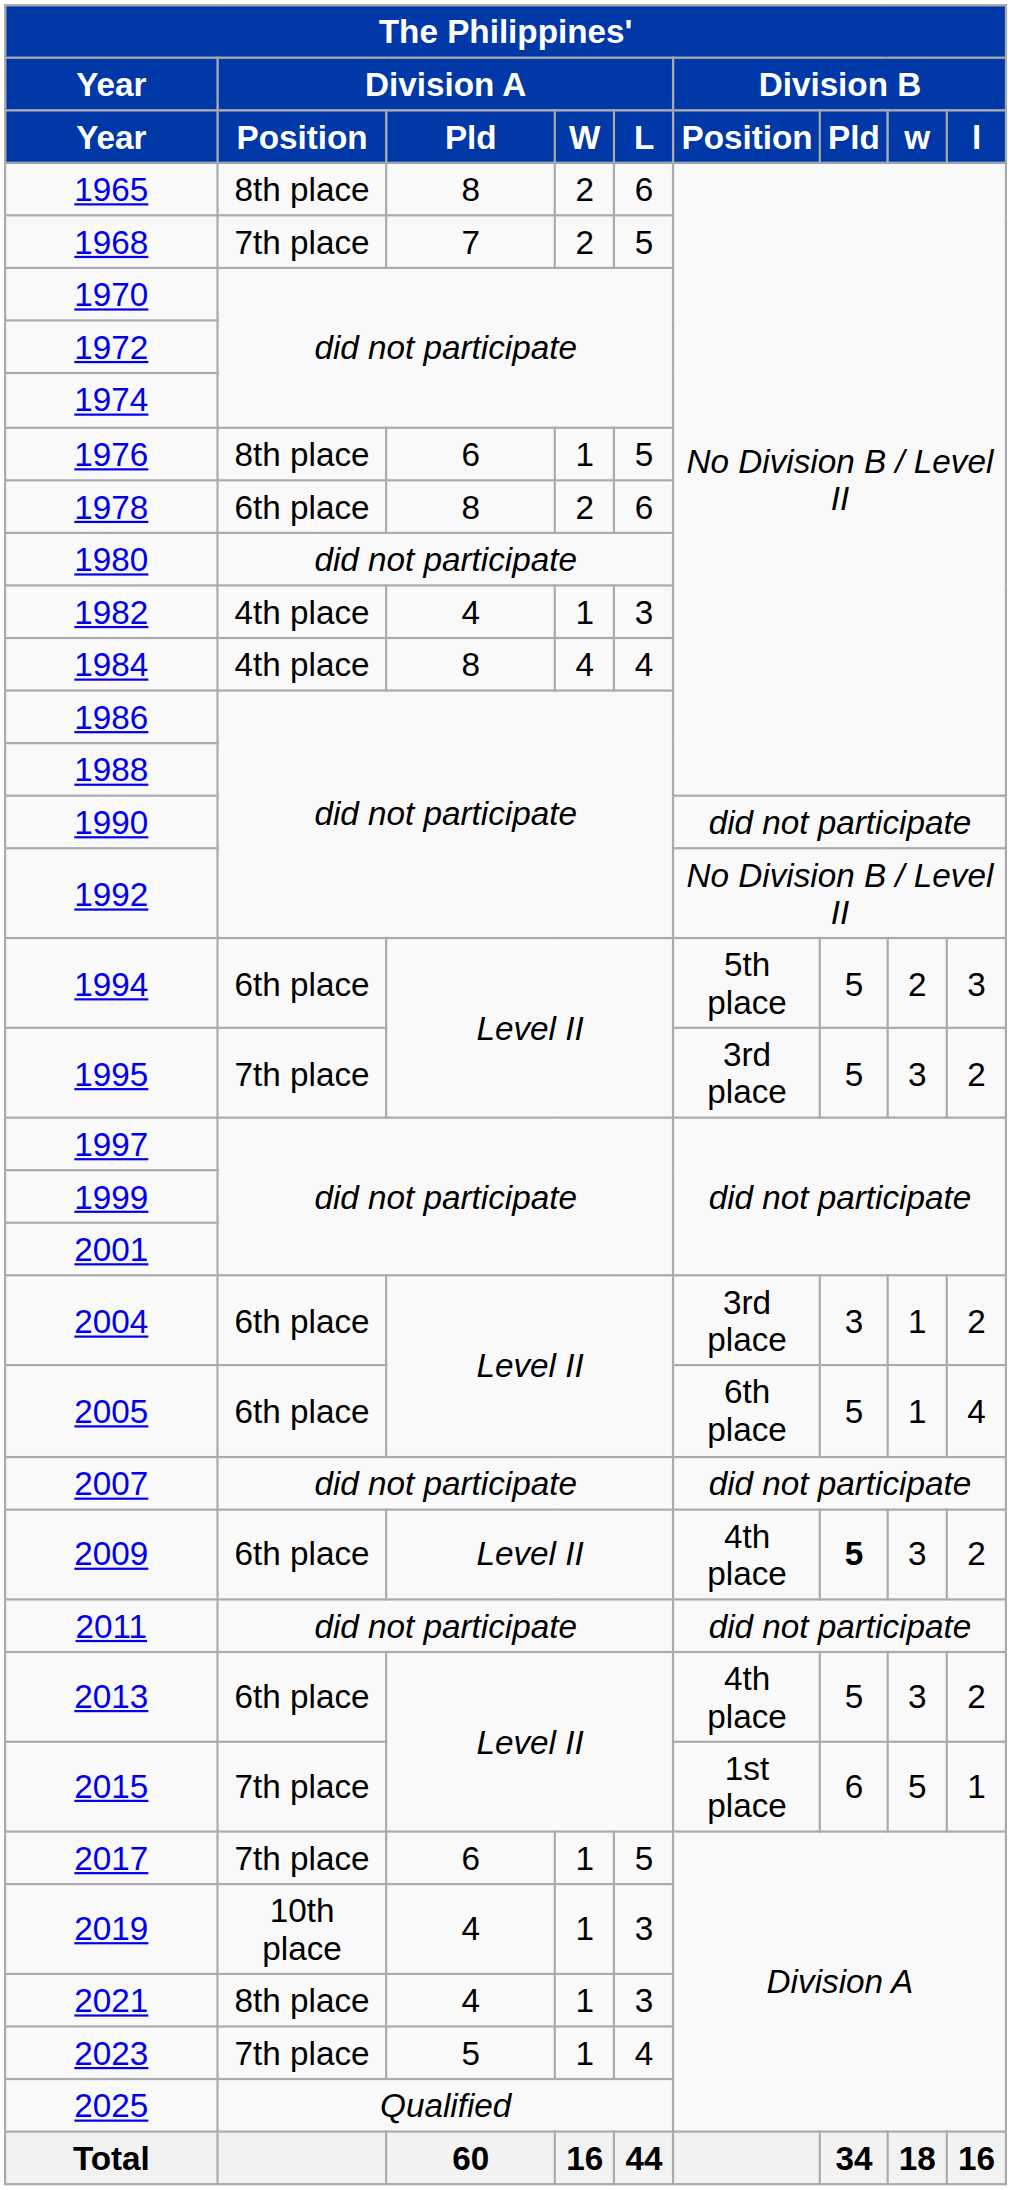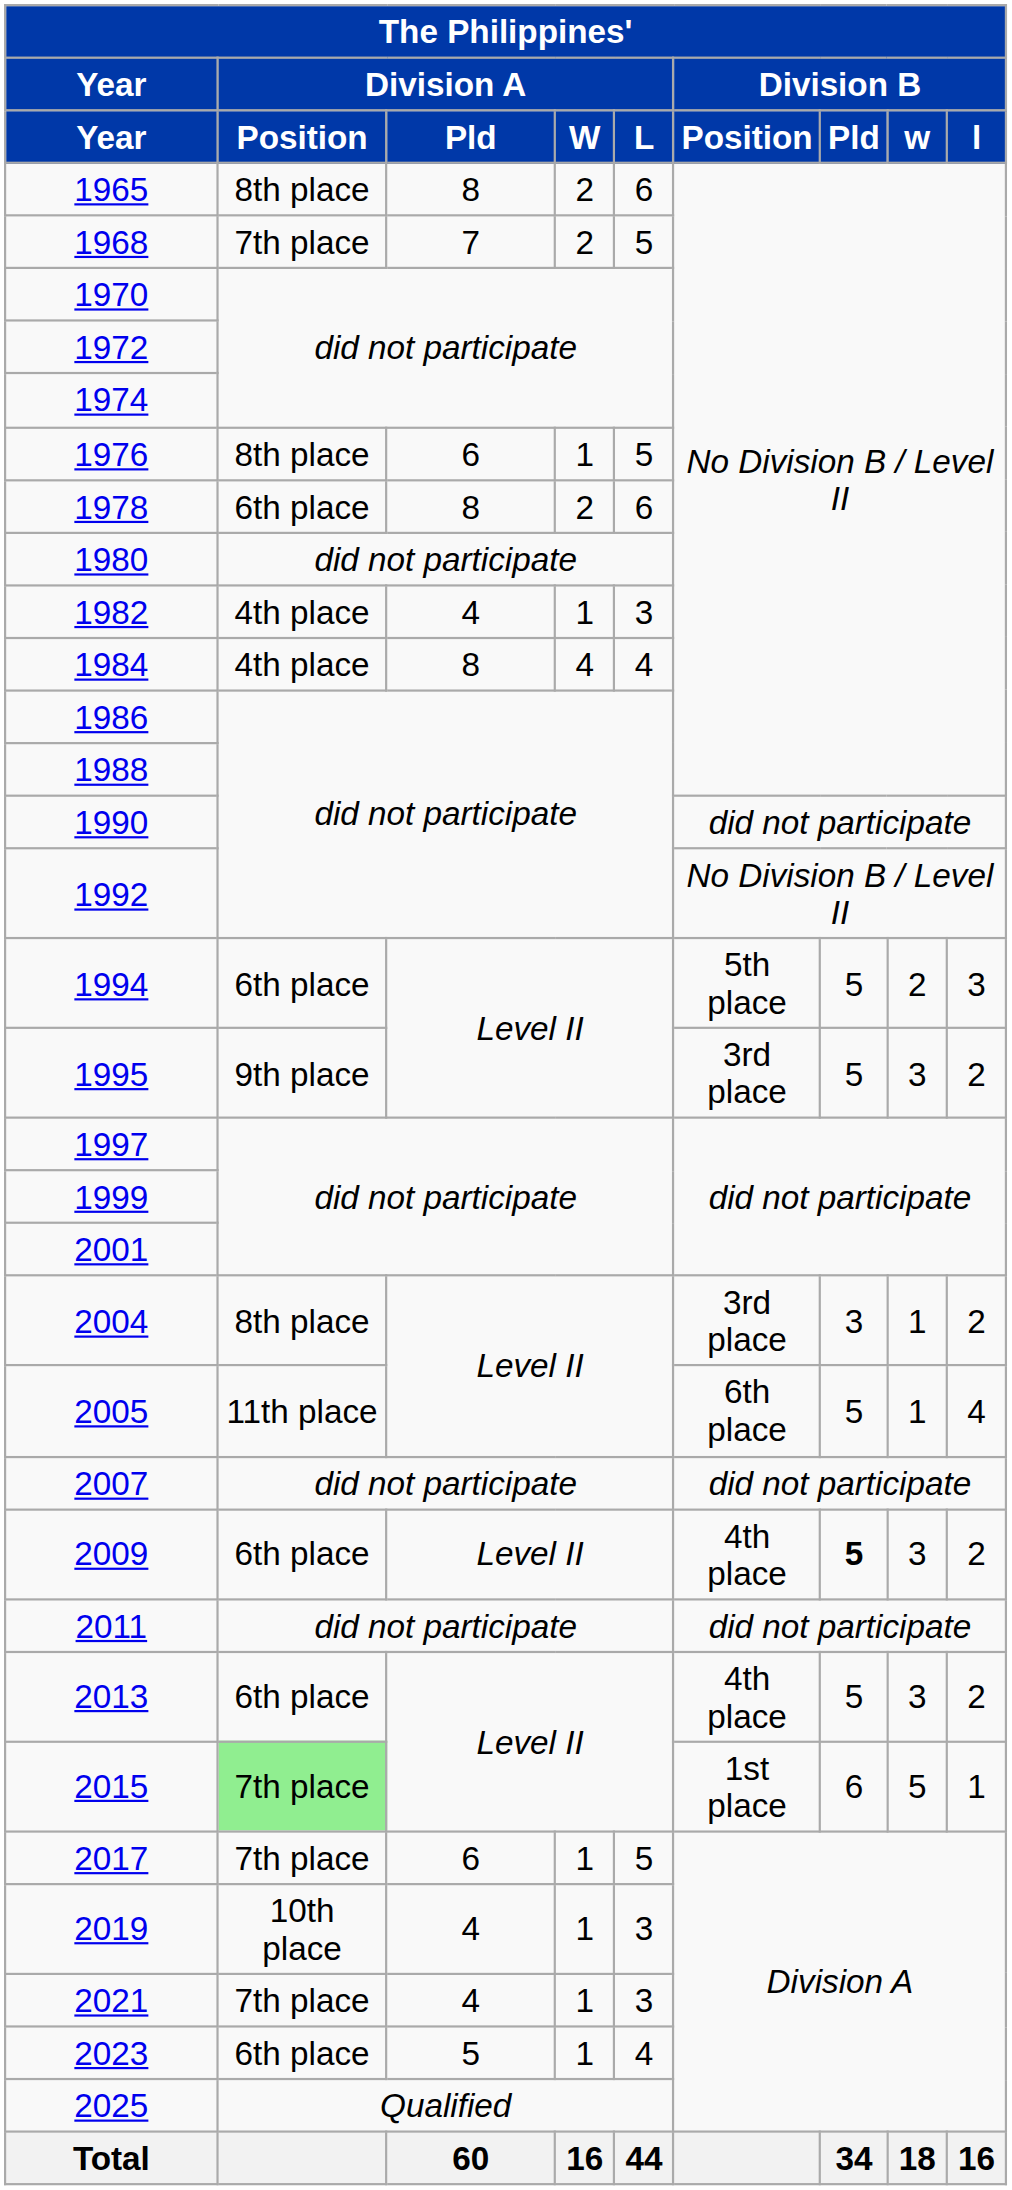(302, 1073) 7th place -> (302, 1073) 9th place
(302, 1321) 6th place -> (302, 1321) 8th place
(302, 1411) 6th place -> (302, 1411) 11th place
(302, 1786) no background -> (302, 1786) lightgreen background
(302, 2000) 8th place -> (302, 2000) 7th place
(302, 2053) 7th place -> (302, 2053) 6th place
